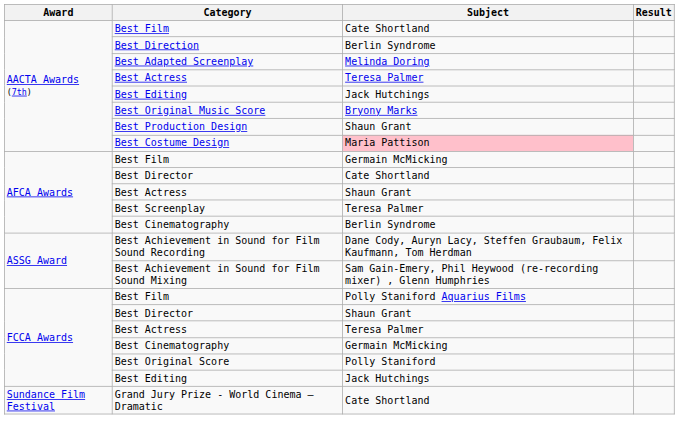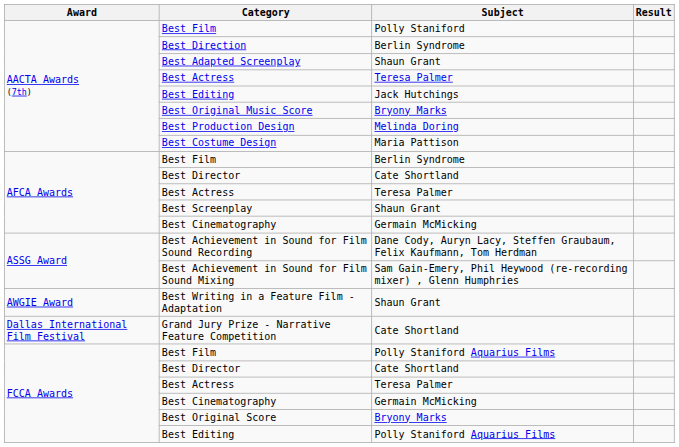(387, 29) Cate Shortland -> (420, 29) Polly Staniford
(387, 61) Melinda Doring -> (408, 61) Shaun Grant
(378, 127) Shaun Grant -> (417, 127) Melinda Doring
(387, 143) pink background -> (417, 143) no background
(396, 159) Germain McMicking -> (420, 159) Berlin Syndrome
(378, 192) Shaun Grant -> (414, 192) Teresa Palmer
(384, 208) Teresa Palmer -> (408, 208) Shaun Grant
(390, 225) Berlin Syndrome -> (426, 225) Germain McMicking
+ row: (40, 302)
+ row: (67, 330)
(378, 313) Shaun Grant -> (417, 369) Cate Shortland
(390, 362) Polly Staniford -> (411, 418) Bryony Marks
(387, 378) Jack Hutchings -> (465, 434) Polly Staniford Aquarius Films
- row: (46, 400)
